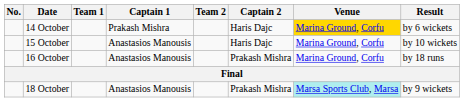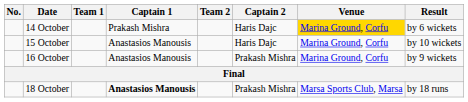(423, 58) by 18 runs -> (432, 58) by 9 wickets
(150, 89) normal -> (152, 89) bold
(347, 89) paleturquoise background -> (351, 89) no background
(427, 89) by 9 wickets -> (428, 89) by 18 runs
